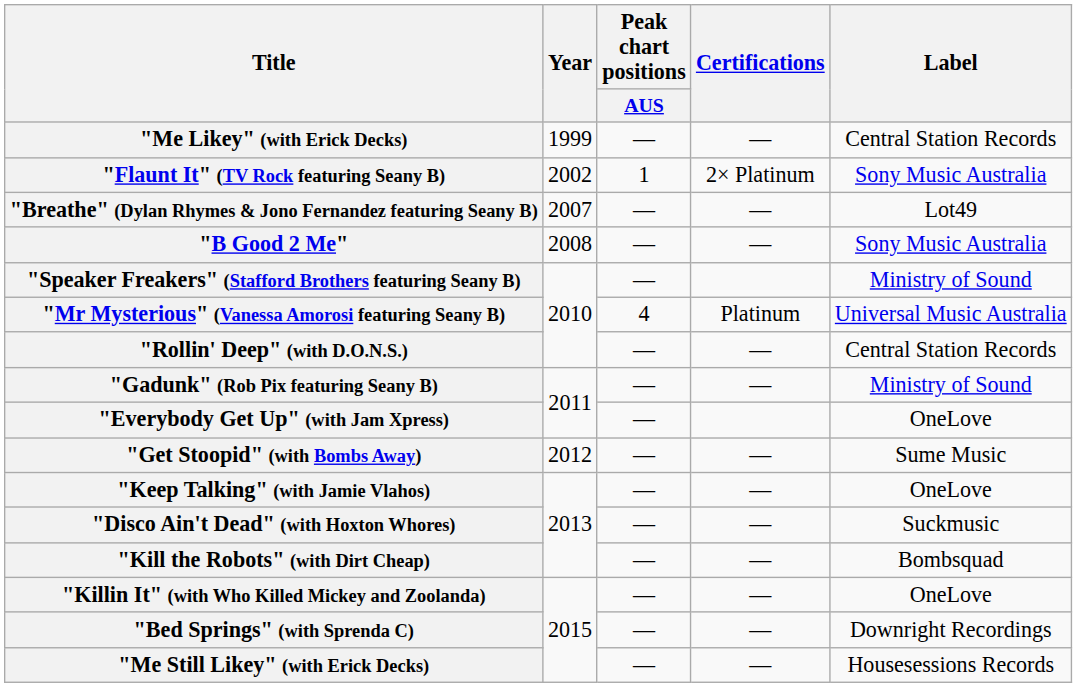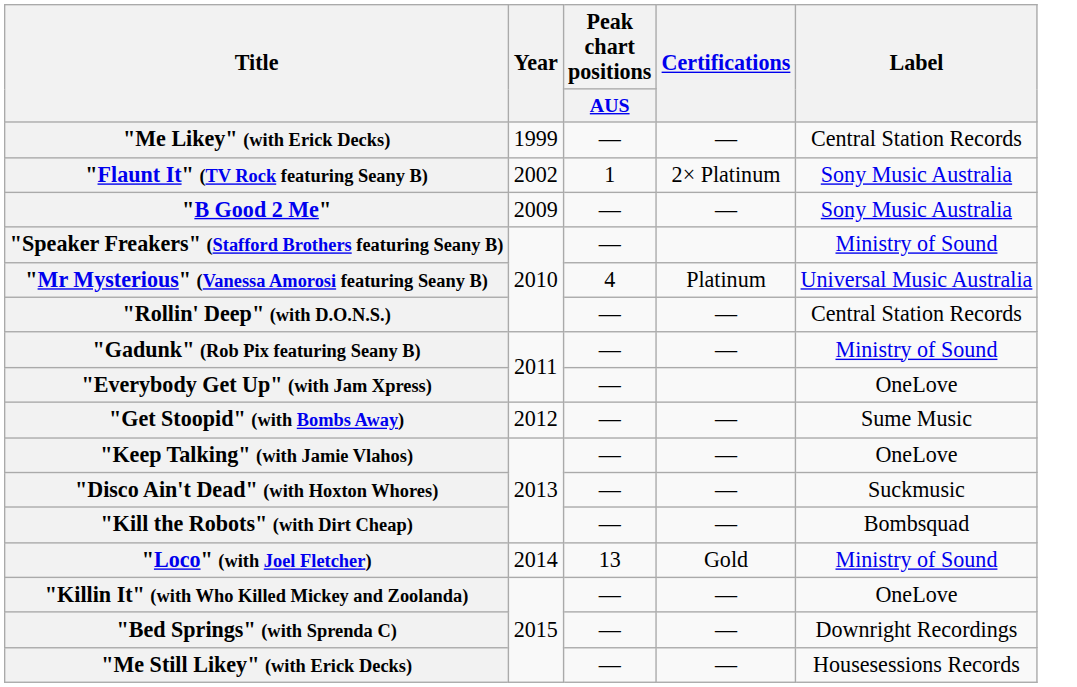- row: (274, 209)
(570, 244) 2008 -> (536, 209) 2009
+ row: (257, 559)
